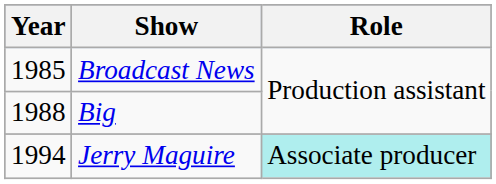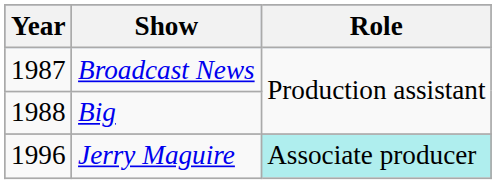(38, 69) 1985 -> (38, 69) 1987
(38, 155) 1994 -> (38, 155) 1996
